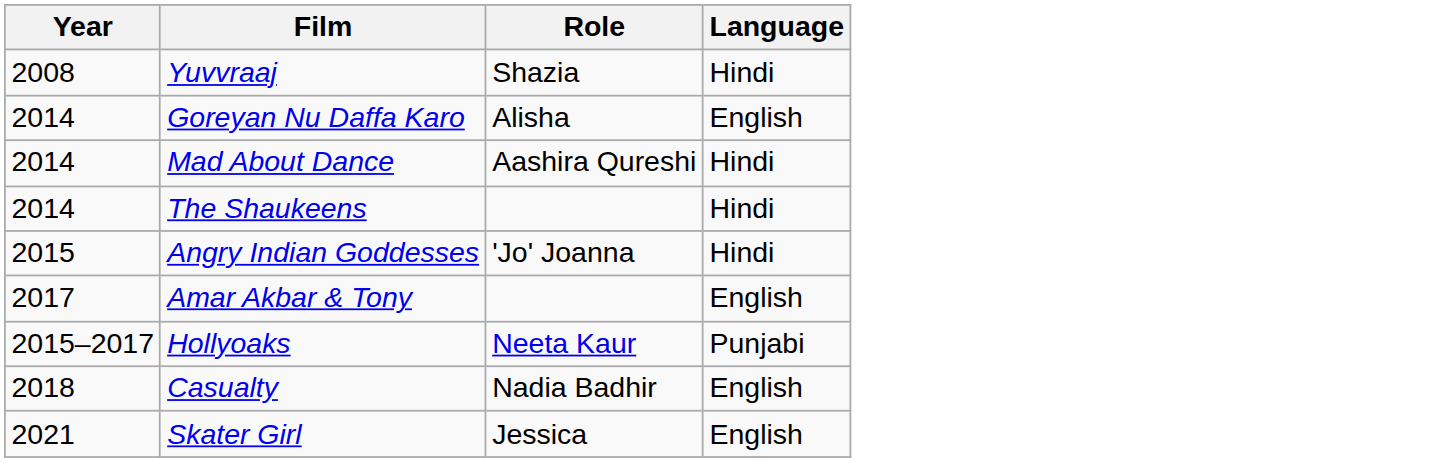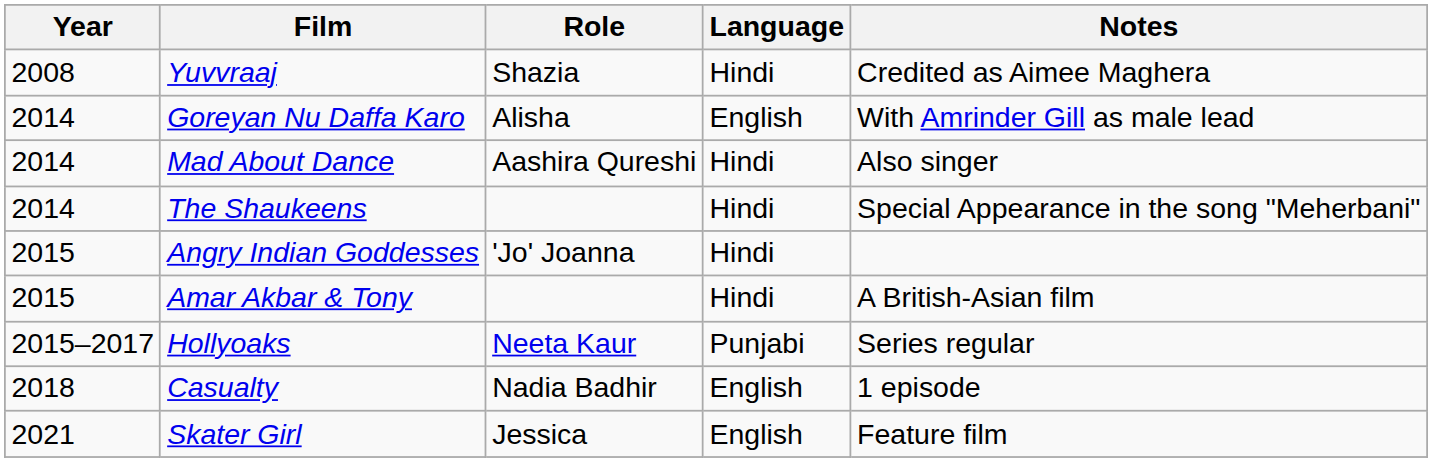+ column: (1139, 27)
(43, 298) 2017 -> (43, 298) 2015
(756, 298) English -> (742, 298) Hindi
